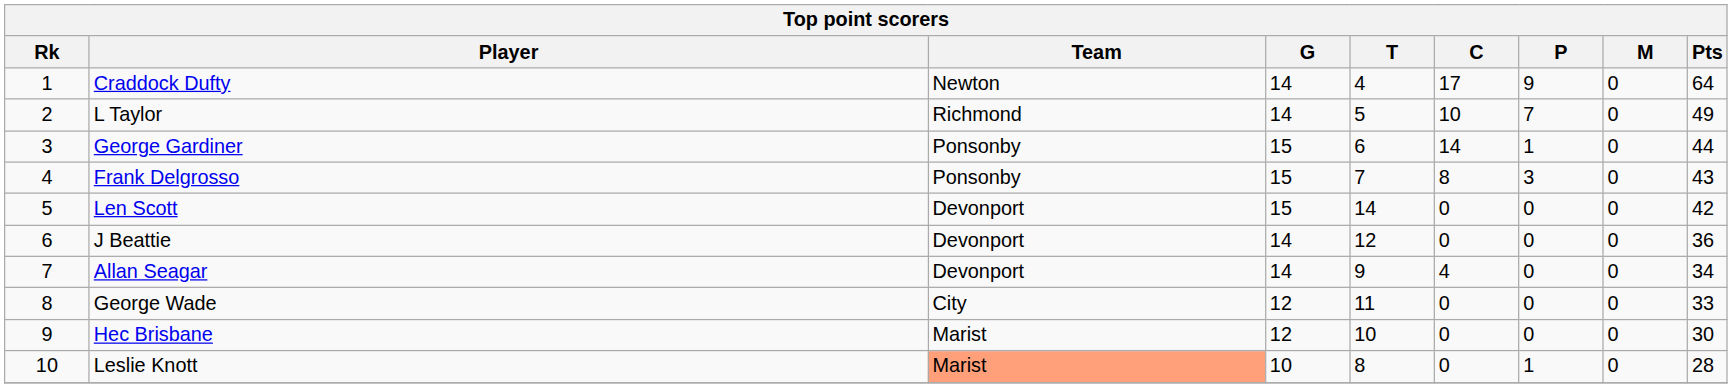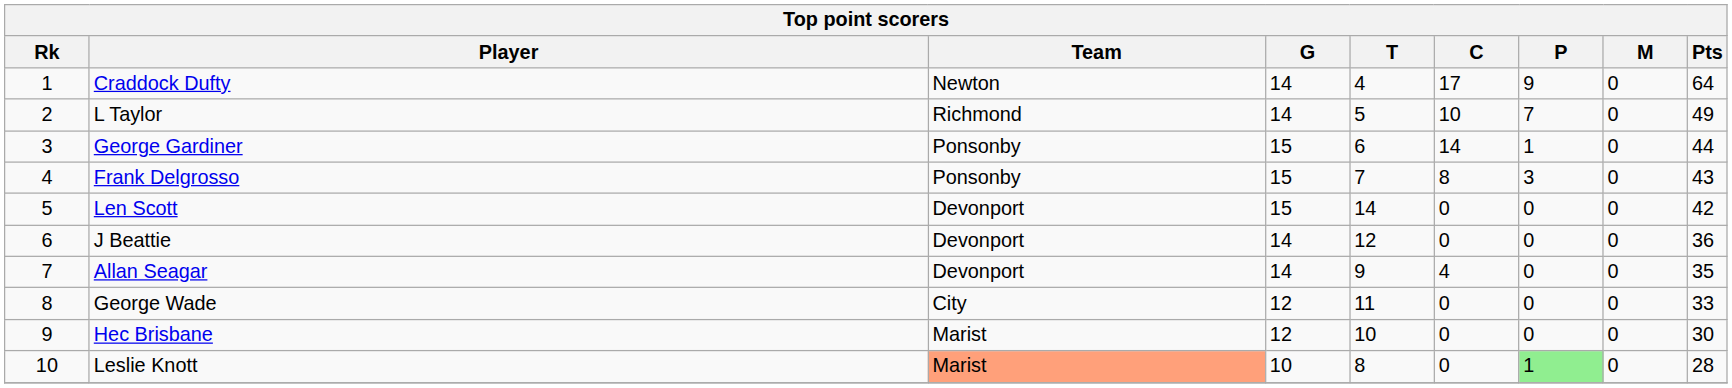(1703, 271) 34 -> (1703, 271) 35
(1529, 366) no background -> (1529, 366) lightgreen background
